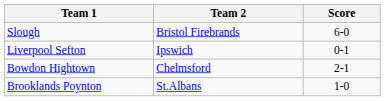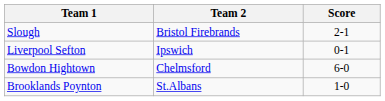(342, 31) 6-0 -> (342, 31) 2-1
(342, 68) 2-1 -> (342, 68) 6-0
